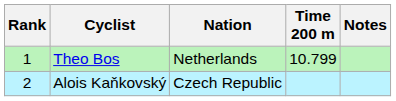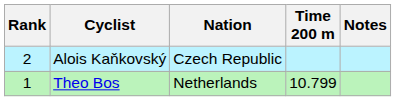rows swapped: (86, 58) <-> (110, 83)
